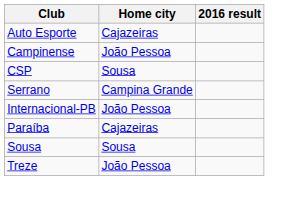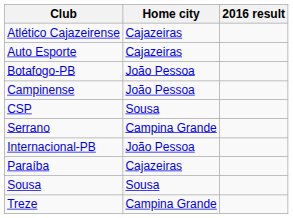+ row: (64, 33)
+ row: (41, 71)
(136, 166) João Pessoa -> (171, 204) Campina Grande
